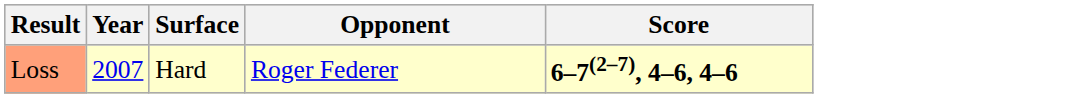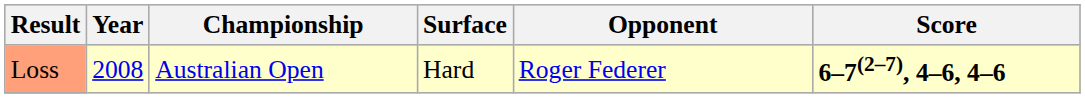+ column: (283, 24)
(118, 68) 2007 -> (118, 68) 2008
